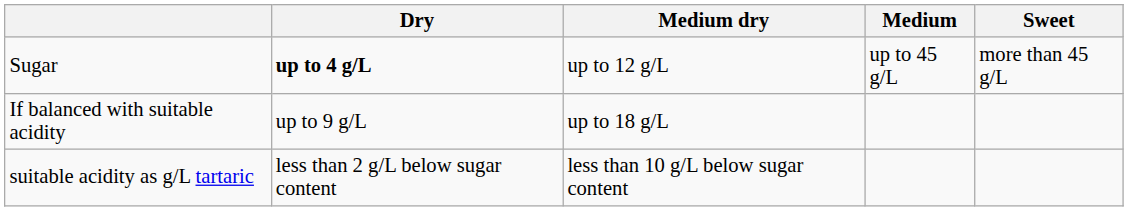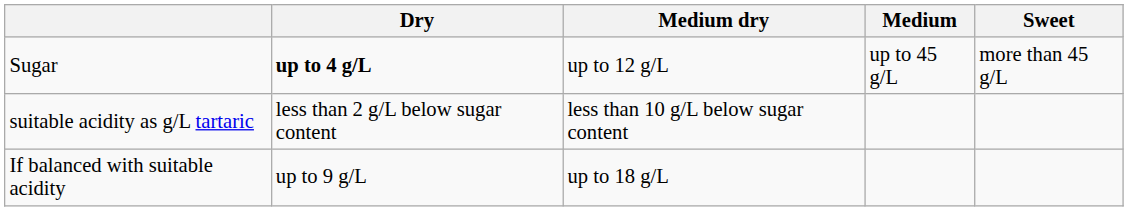rows swapped: (111, 121) <-> (132, 177)
